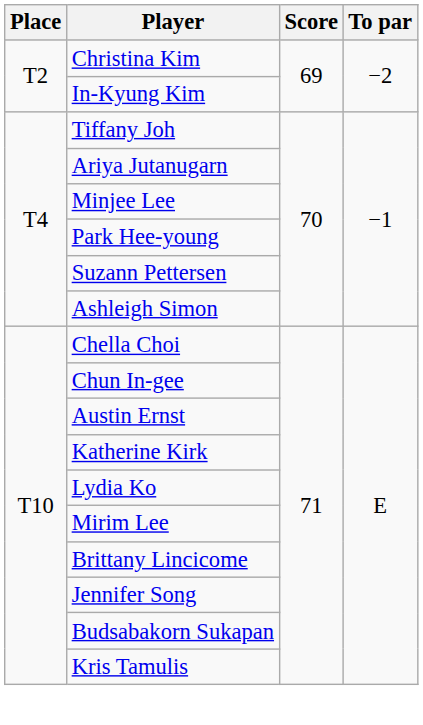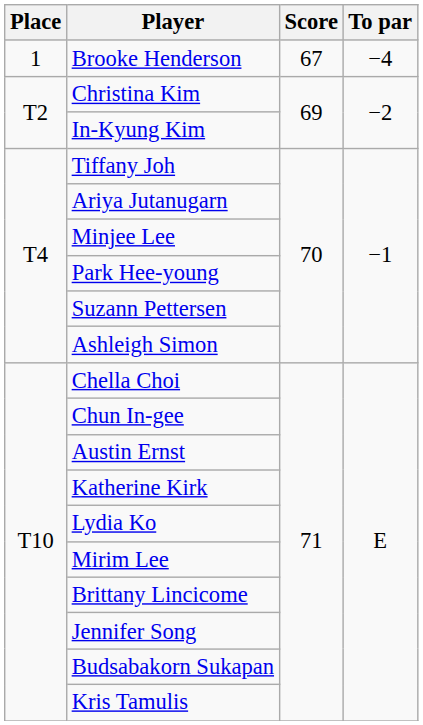+ row: (157, 58)
